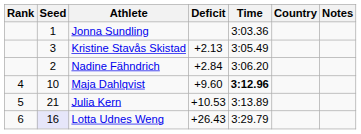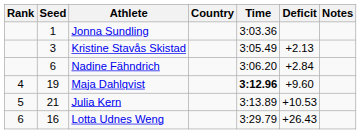columns swapped: (295, 13) <-> (208, 13)
(53, 66) 2 -> (53, 66) 6
(53, 84) 10 -> (53, 84) 19
(53, 119) lavender background -> (53, 119) no background
